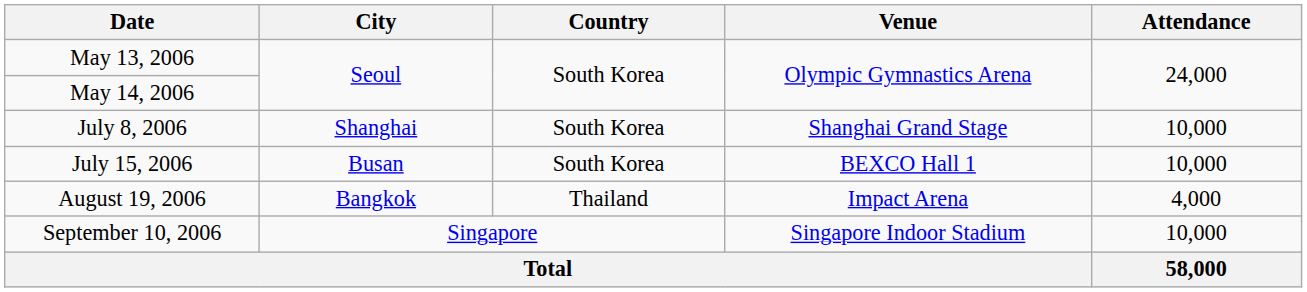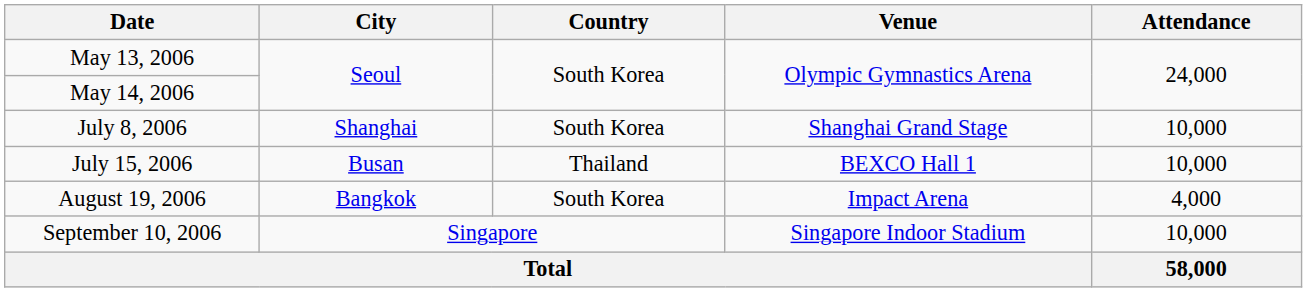(609, 163) South Korea -> (609, 163) Thailand
(609, 198) Thailand -> (609, 198) South Korea
